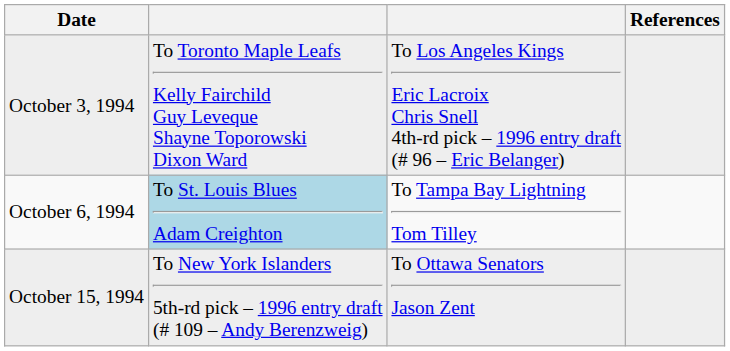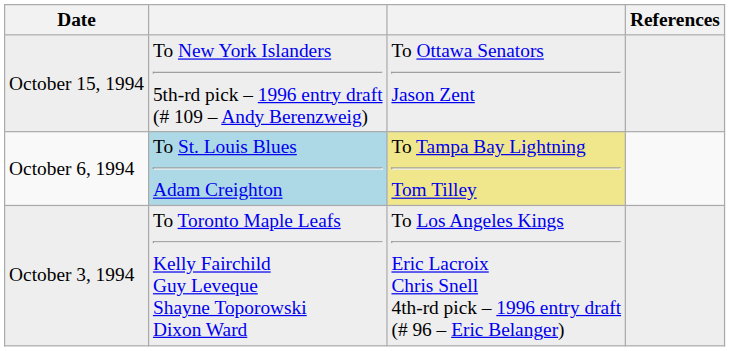rows swapped: (72, 105) <-> (77, 297)
(506, 211) no background -> (506, 168) khaki background
